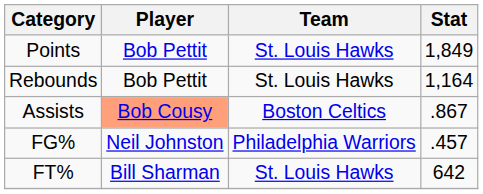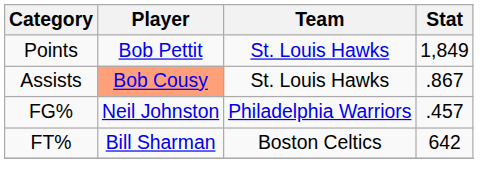- row: (53, 81)
(324, 111) Boston Celtics -> (320, 81) St. Louis Hawks
(324, 173) St. Louis Hawks -> (320, 142) Boston Celtics
